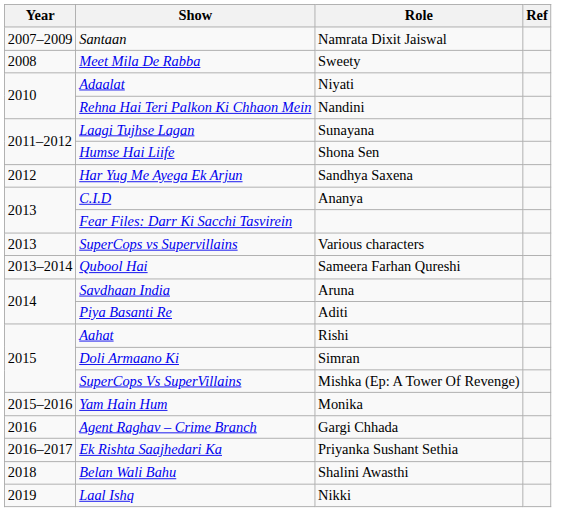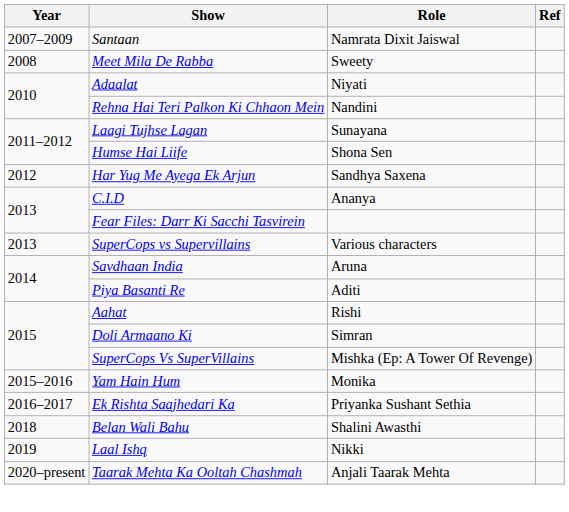- row: (113, 267)
- row: (168, 426)
+ row: (197, 472)
